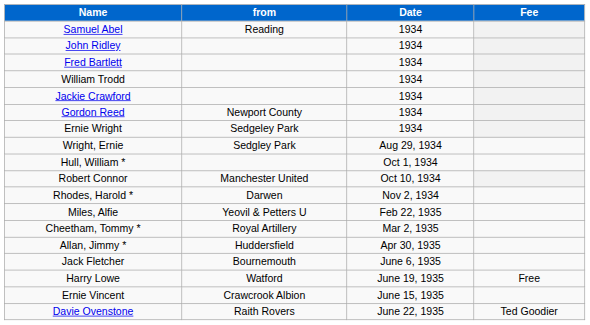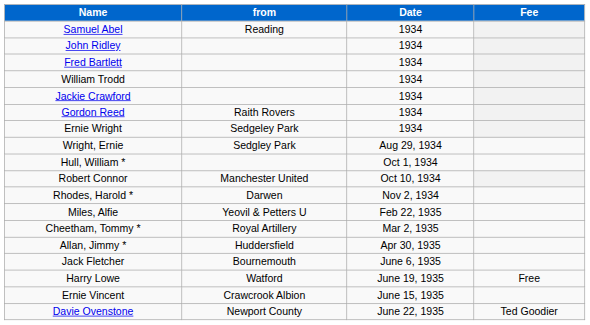(264, 113) Newport County -> (264, 113) Raith Rovers
(264, 312) Raith Rovers -> (264, 312) Newport County
